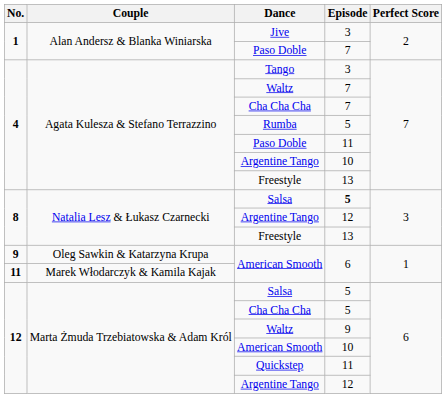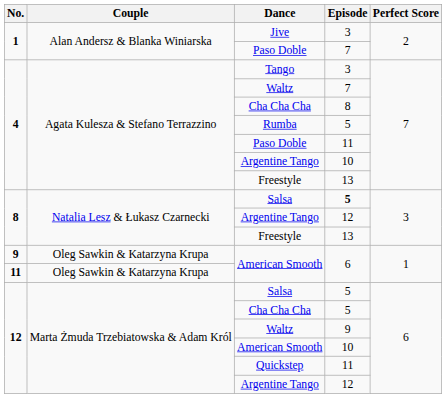(348, 106) 7 -> (348, 106) 8
(131, 273) Marek Włodarczyk & Kamila Kajak -> (131, 273) Oleg Sawkin & Katarzyna Krupa
